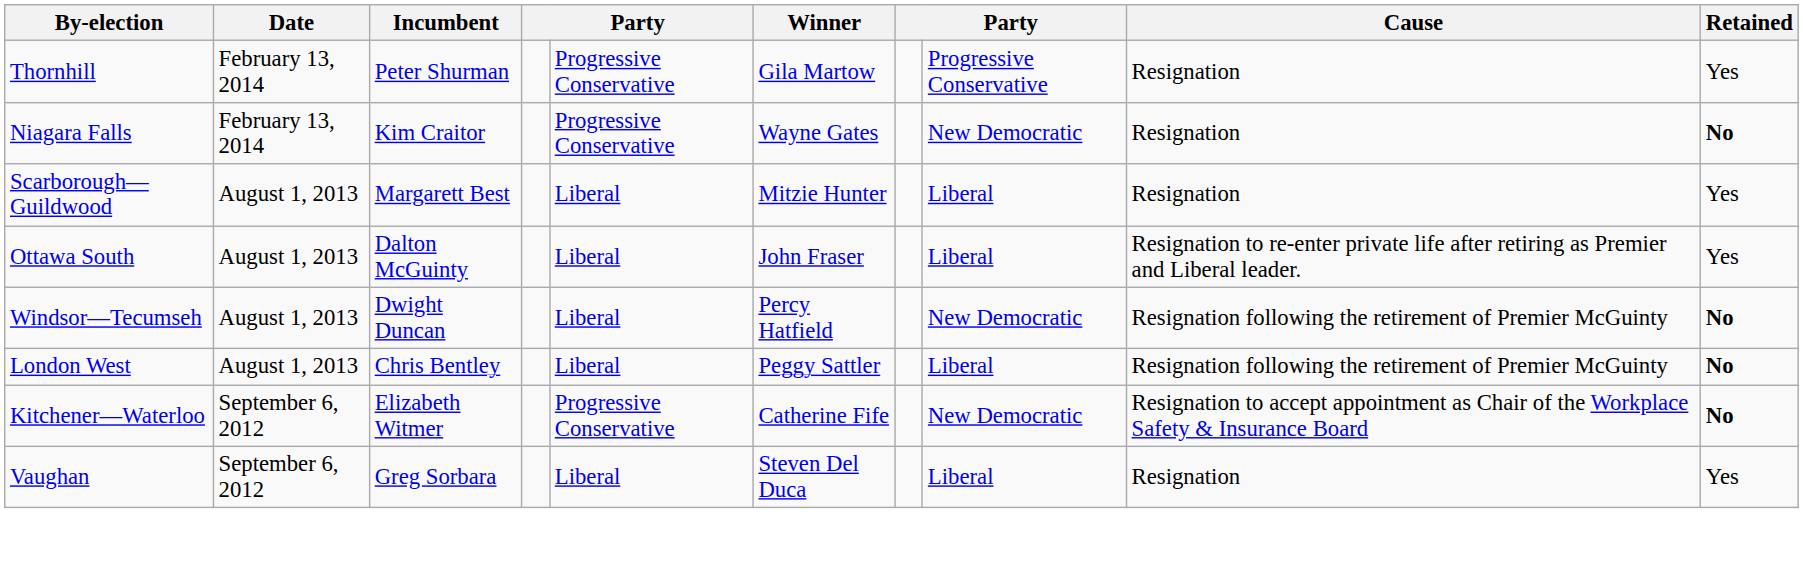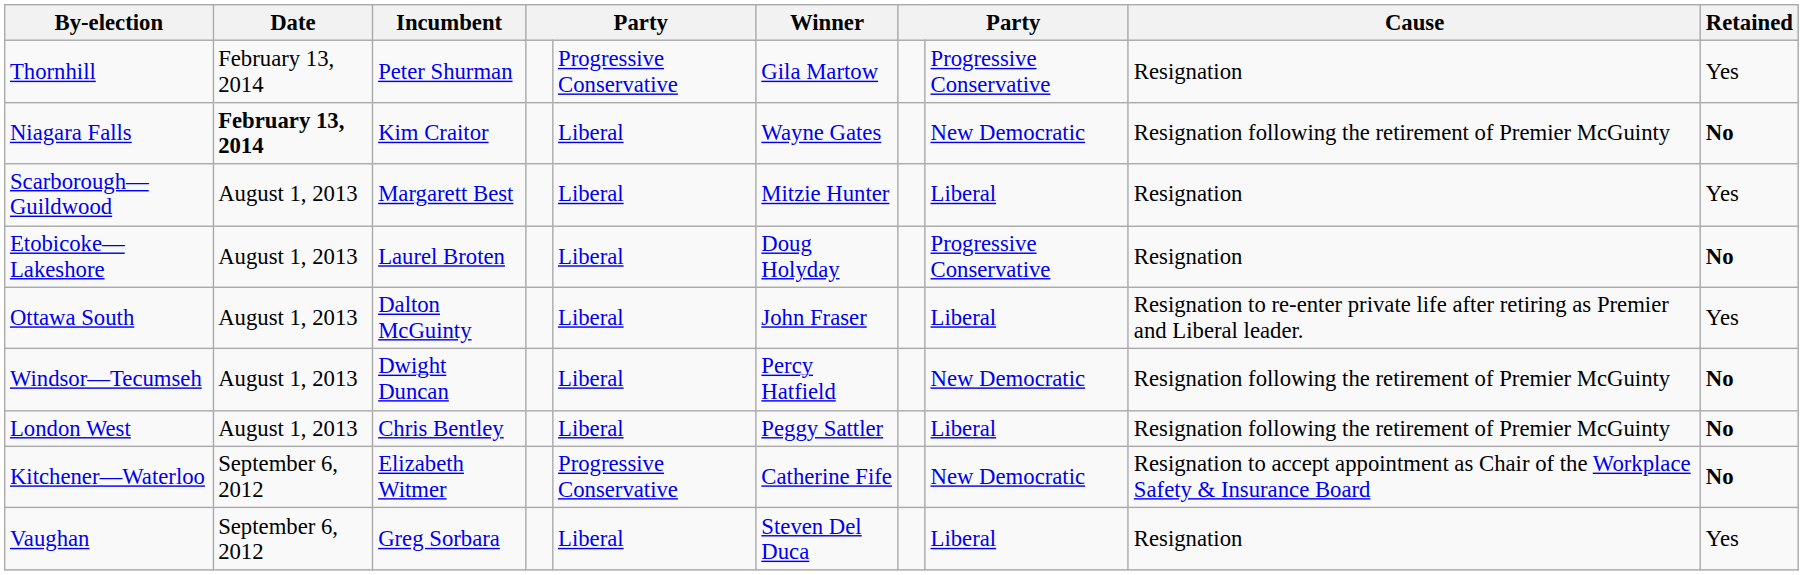(277, 132) normal -> (281, 132) bold
(615, 132) Progressive Conservative -> (591, 132) Liberal
(1186, 132) Resignation -> (1402, 132) Resignation following the retirement of Premier McGuinty
+ row: (67, 256)
